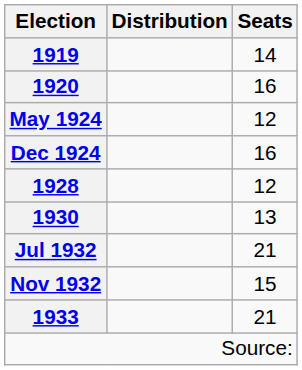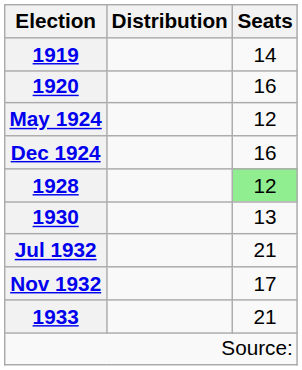(265, 185) no background -> (265, 185) lightgreen background
(265, 284) 15 -> (265, 284) 17
